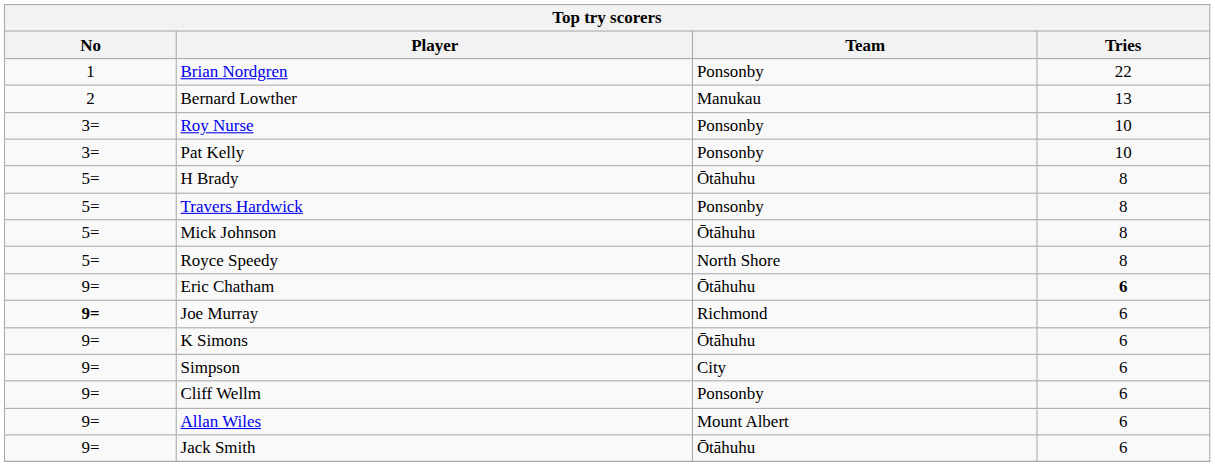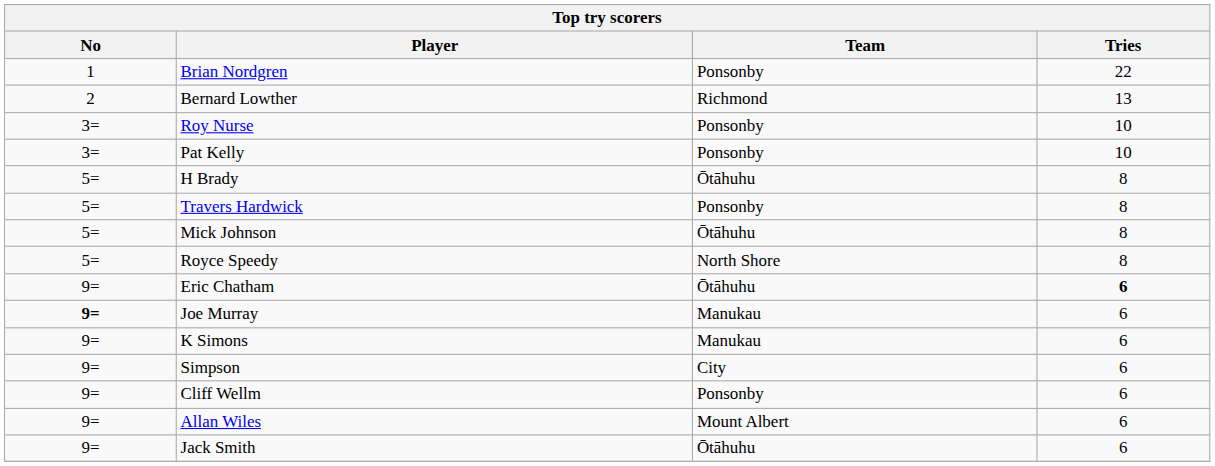(729, 98) Manukau -> (732, 98) Richmond
(732, 313) Richmond -> (729, 313) Manukau
(726, 340) Ōtāhuhu -> (729, 340) Manukau
